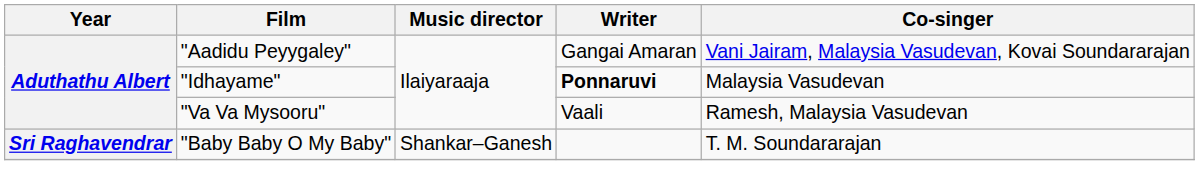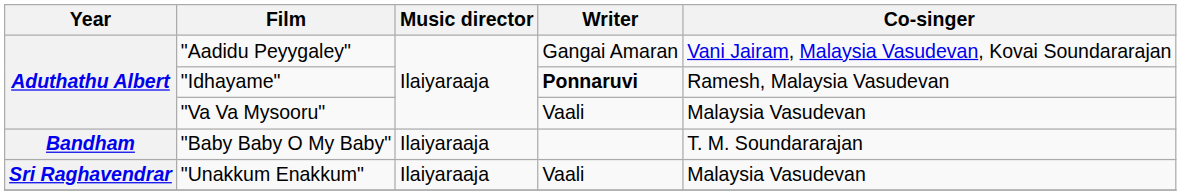(795, 81) Malaysia Vasudevan -> (818, 81) Ramesh, Malaysia Vasudevan
(837, 112) Ramesh, Malaysia Vasudevan -> (776, 112) Malaysia Vasudevan
(90, 143) Sri Raghavendrar -> (90, 143) Bandham
(476, 143) Shankar–Ganesh -> (445, 143) Ilaiyaraaja
+ row: (272, 174)
